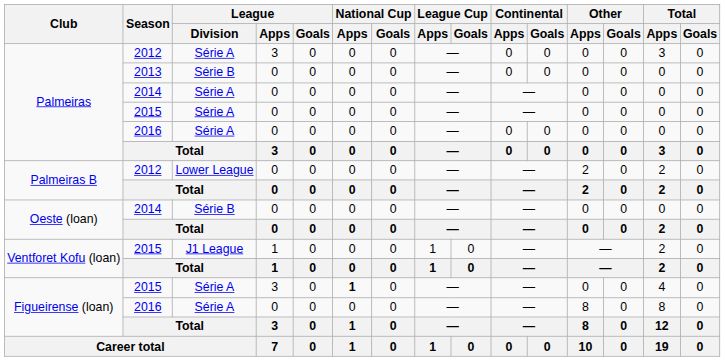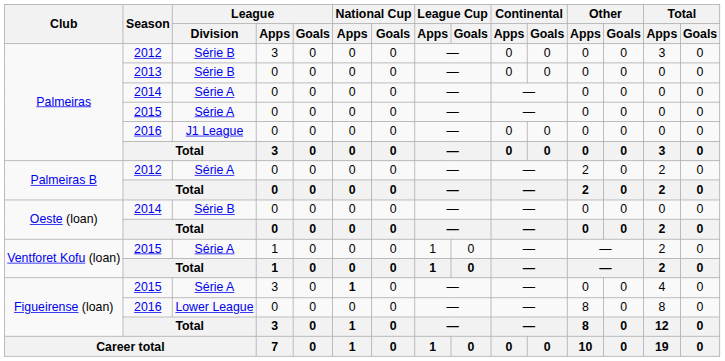(214, 53) Série A -> (214, 53) Série B
(214, 131) Série A -> (214, 131) J1 League
(214, 170) Lower League -> (214, 170) Série A
(214, 248) J1 League -> (214, 248) Série A
(214, 307) Série A -> (214, 307) Lower League
